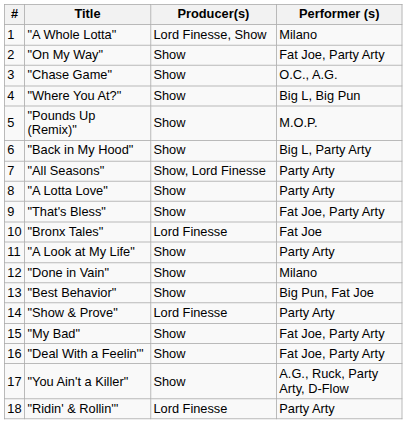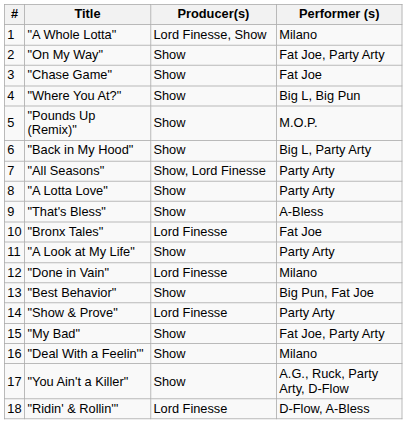(308, 75) O.C., A.G. -> (301, 75) Fat Joe
(332, 211) Fat Joe, Party Arty -> (301, 211) A-Bless
(169, 272) Show -> (190, 272) Lord Finesse
(332, 353) Fat Joe, Party Arty -> (298, 353) Milano
(307, 408) Party Arty -> (324, 408) D-Flow, A-Bless
